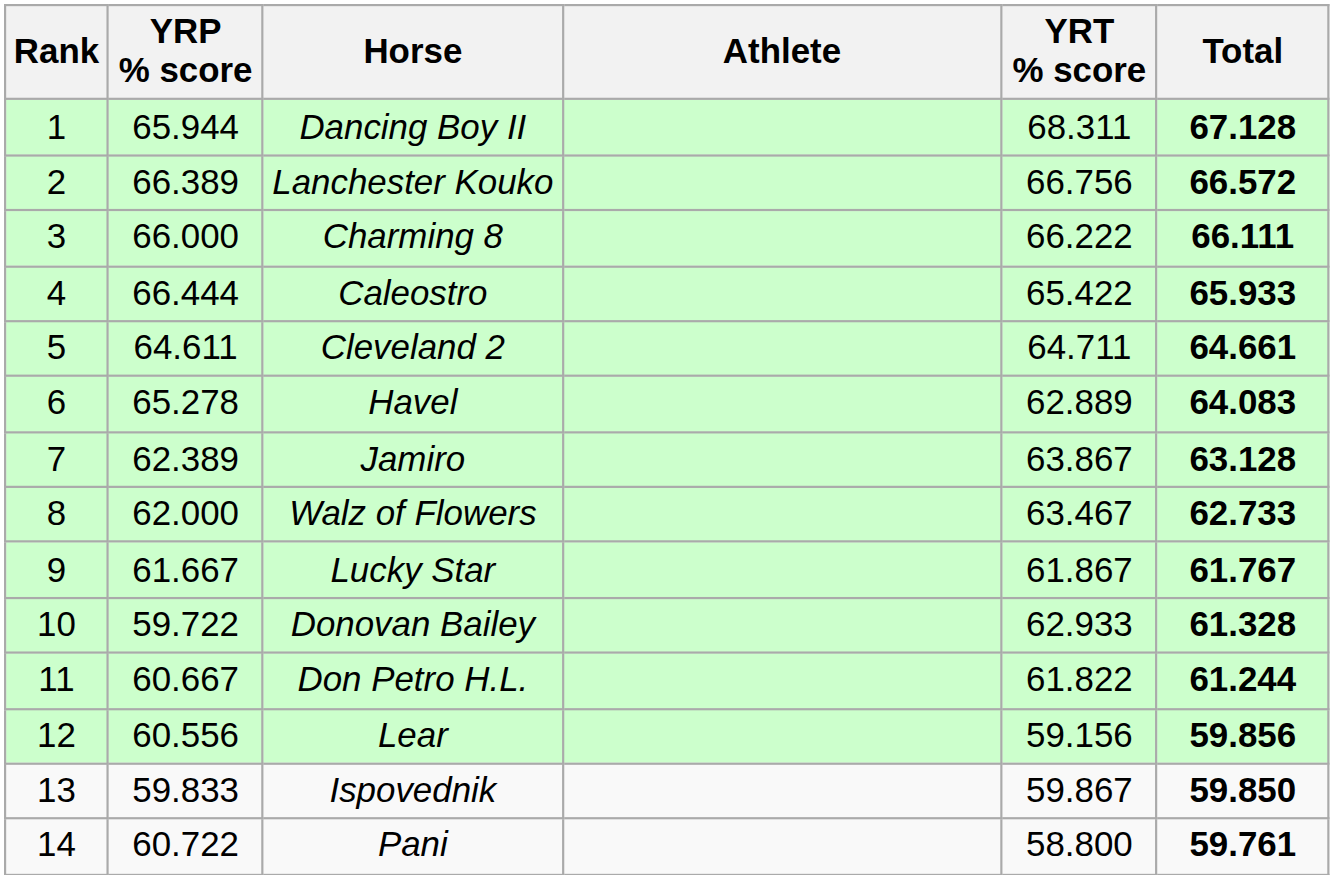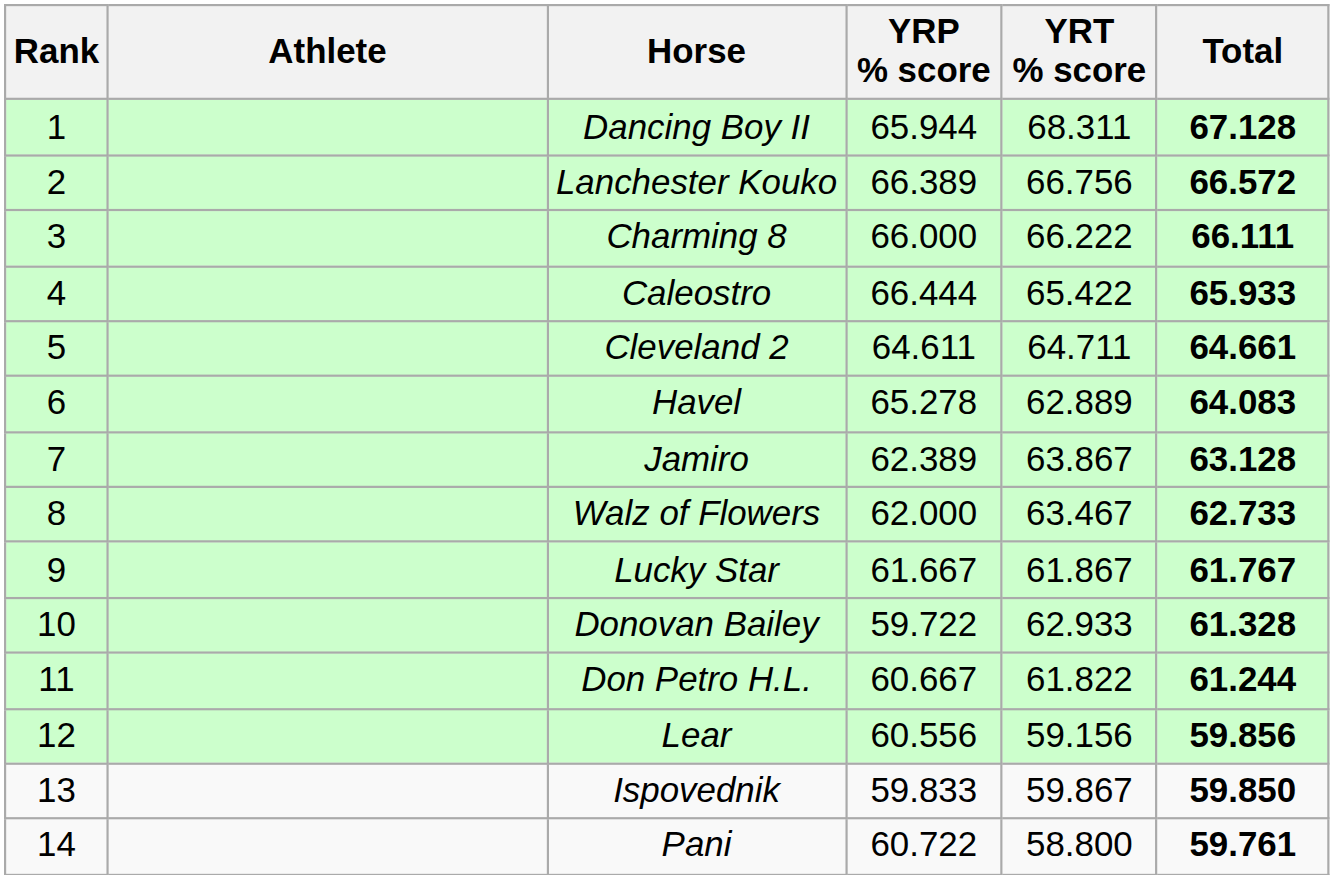columns swapped: (782, 51) <-> (186, 51)
